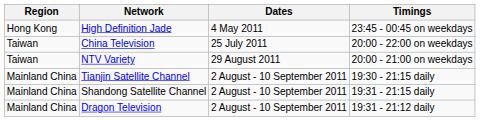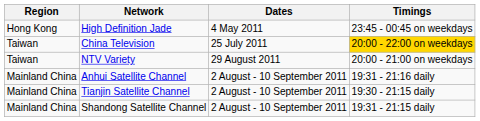(412, 44) no background -> (412, 44) gold background
+ row: (134, 76)
- row: (121, 108)
